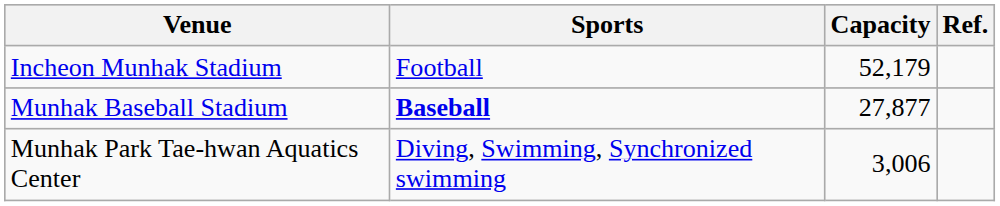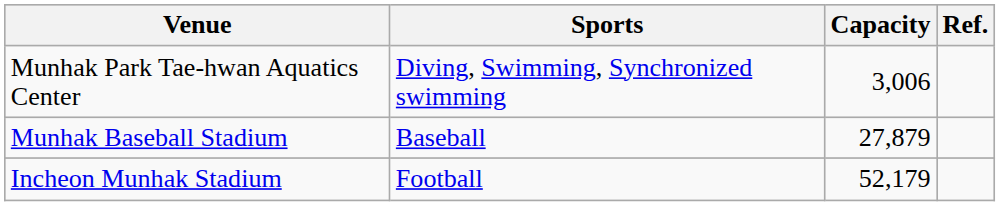rows swapped: (146, 66) <-> (185, 163)
(443, 107) bold -> (441, 137) normal
(895, 107) 27,877 -> (895, 137) 27,879
